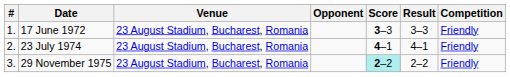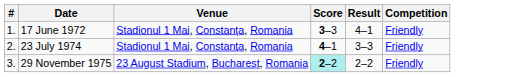- column: (338, 13)
(212, 30) 23 August Stadium, Bucharest, Romania -> (205, 30) Stadionul 1 Mai, Constanța, Romania
(419, 30) 3–3 -> (364, 30) 4–1
(212, 47) 23 August Stadium, Bucharest, Romania -> (205, 47) Stadionul 1 Mai, Constanța, Romania
(419, 47) 4–1 -> (364, 47) 3–3
